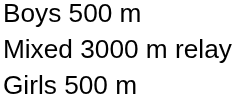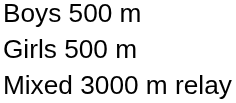rows swapped: (70, 85) <-> (117, 49)
